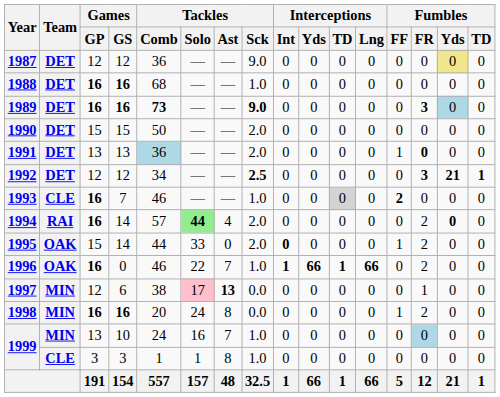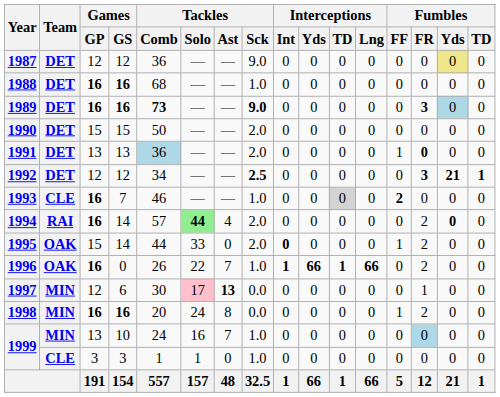(159, 267) 46 -> (159, 267) 26
(159, 289) 38 -> (159, 289) 30
(228, 358) 8 -> (228, 358) 0
